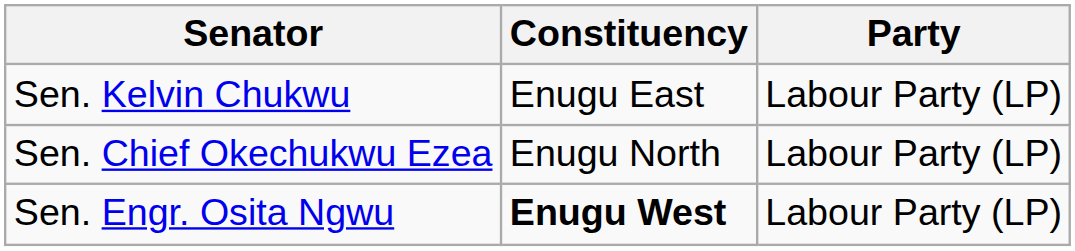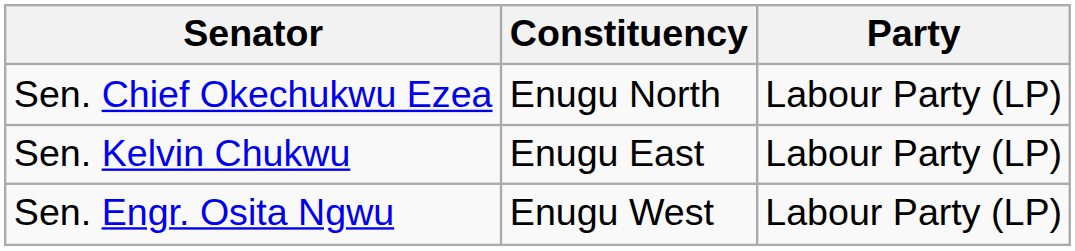rows swapped: (253, 153) <-> (182, 93)
(618, 213) bold -> (612, 213) normal
